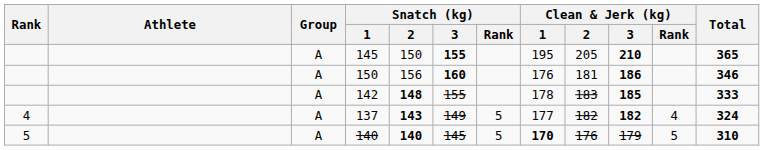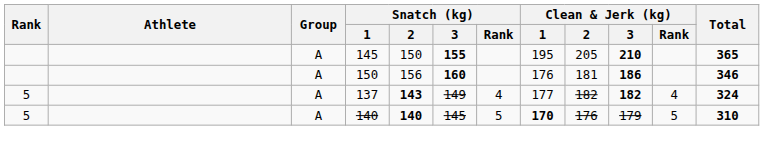- row: (367, 95)
(26, 115) 4 -> (26, 95) 5
(499, 115) 5 -> (499, 95) 4
